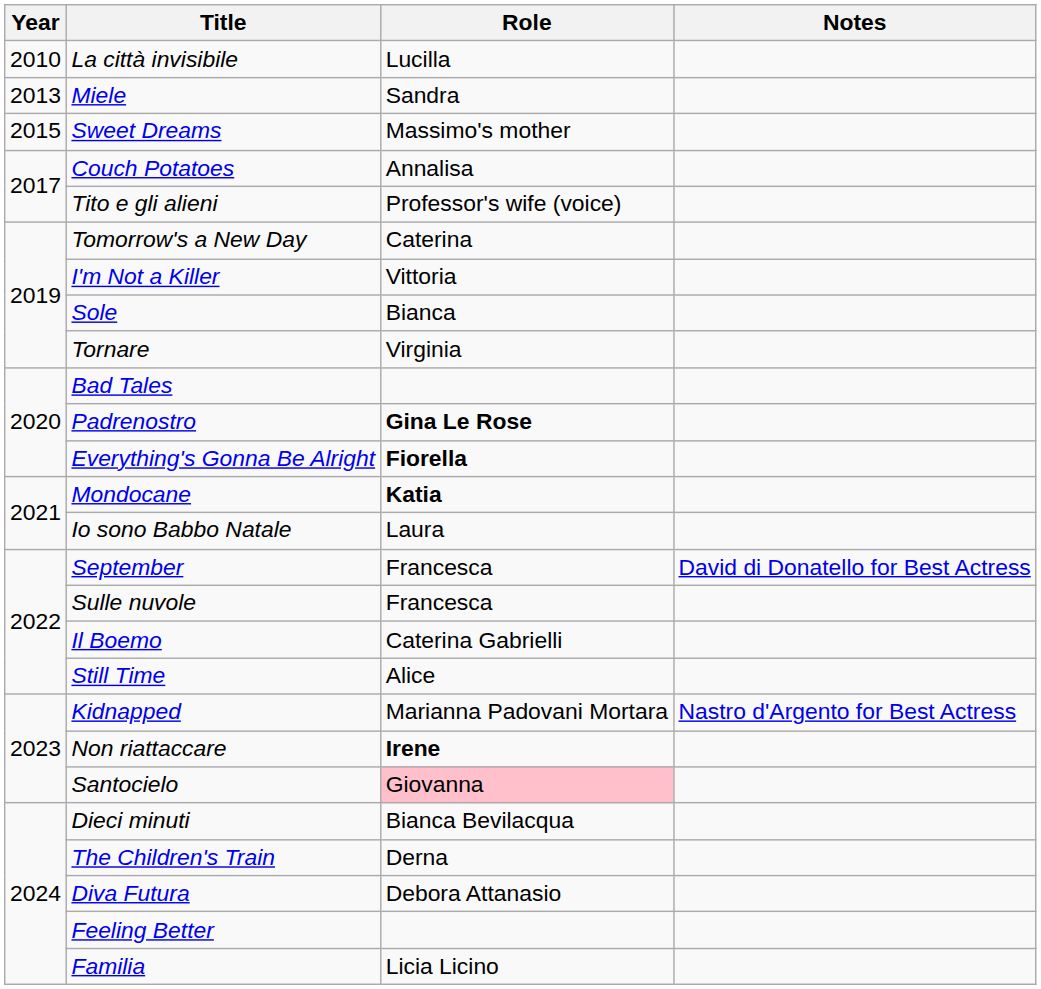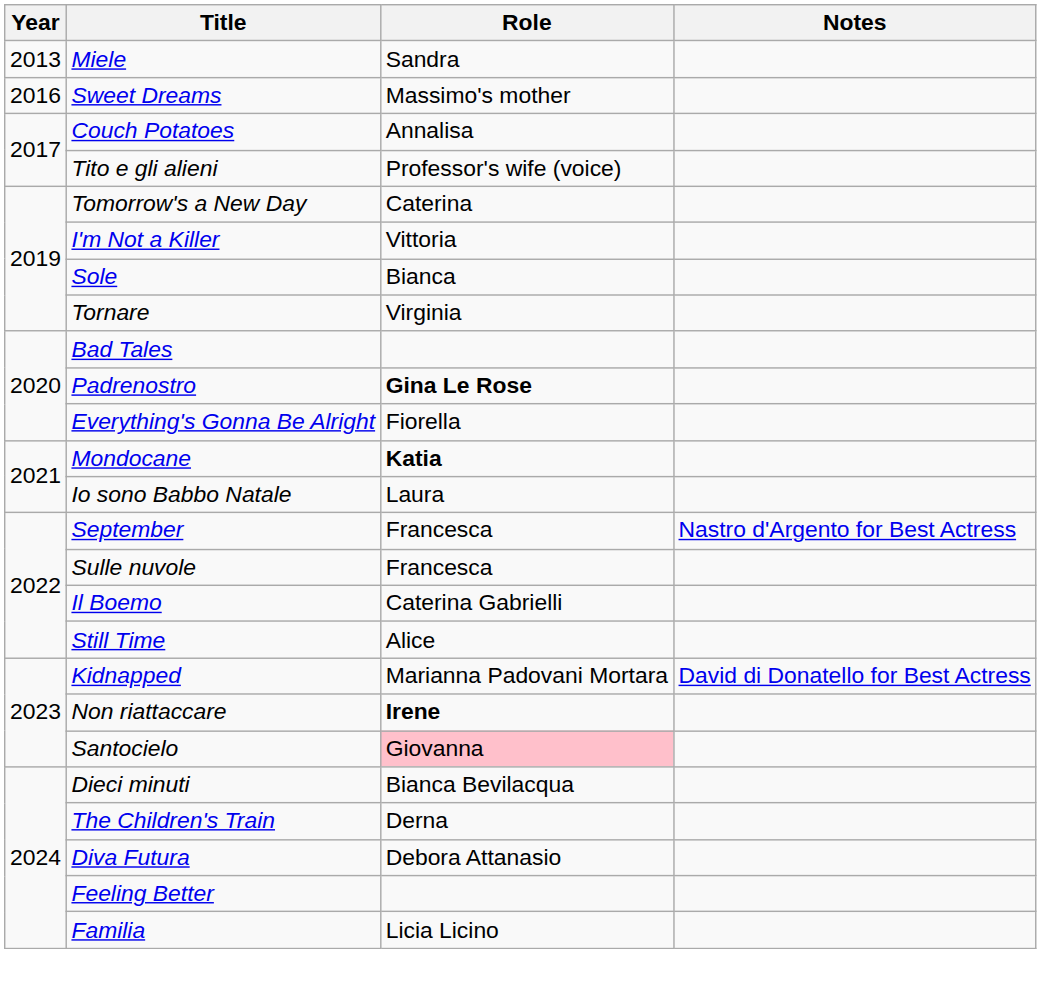- row: (155, 58)
(35, 131) 2015 -> (35, 95) 2016
(426, 458) bold -> (423, 421) normal
(855, 566) David di Donatello for Best Actress -> (847, 530) Nastro d'Argento for Best Actress
(847, 712) Nastro d'Argento for Best Actress -> (855, 675) David di Donatello for Best Actress
